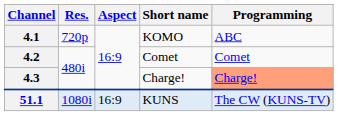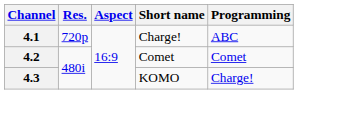(163, 36) KOMO -> (160, 36) Charge!
(164, 78) Charge! -> (159, 78) KOMO
(236, 78) lightsalmon background -> (232, 78) no background
- row: (31, 100)
